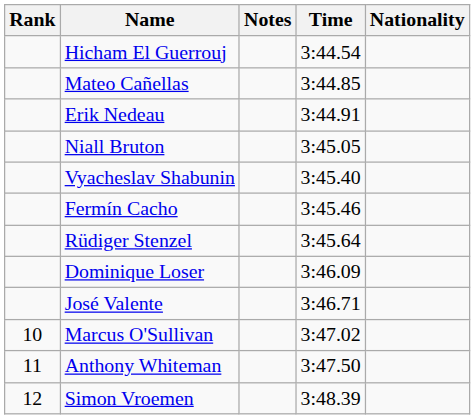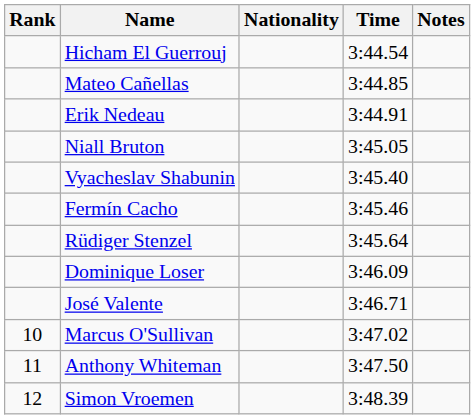columns swapped: (417, 20) <-> (268, 20)
